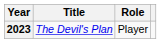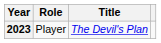columns swapped: (74, 13) <-> (133, 13)
